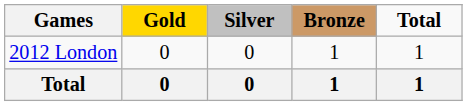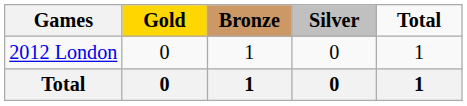columns swapped: (249, 20) <-> (334, 20)
